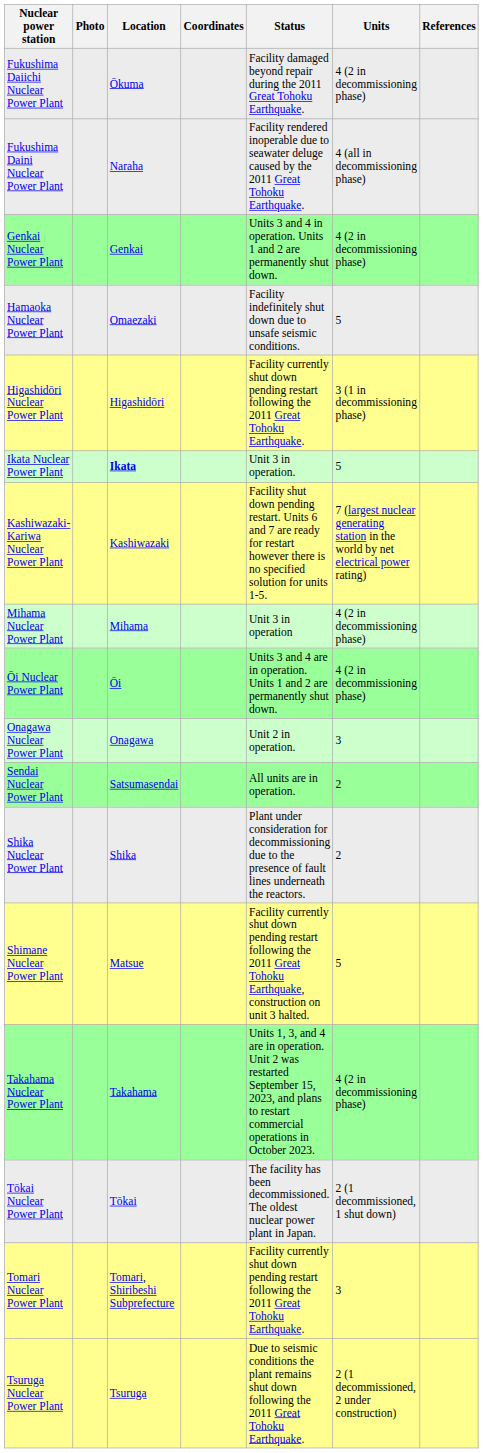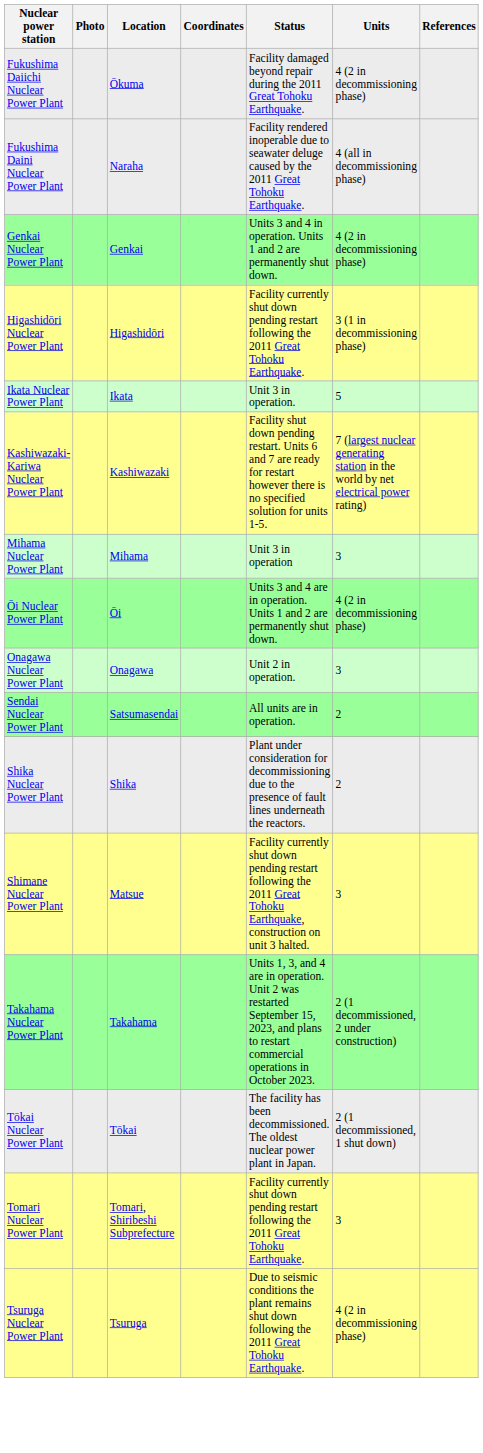- row: (35, 319)
(123, 466) bold -> (121, 396) normal
(376, 626) 4 (2 in decommissioning phase) -> (338, 556) 3
(338, 963) 5 -> (338, 893) 3
(376, 1092) 4 (2 in decommissioning phase) -> (376, 1022) 2 (1 decommissioned, 2 under construction)
(376, 1393) 2 (1 decommissioned, 2 under construction) -> (376, 1323) 4 (2 in decommissioning phase)
